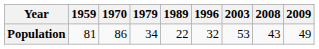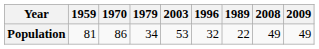columns swapped: (176, 14) <-> (237, 14)
(274, 34) 43 -> (274, 34) 49
